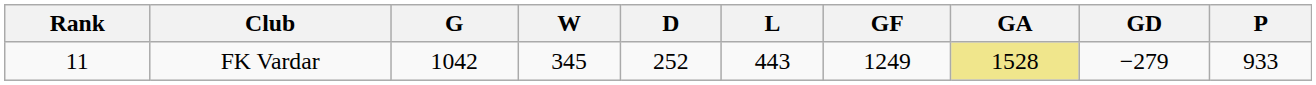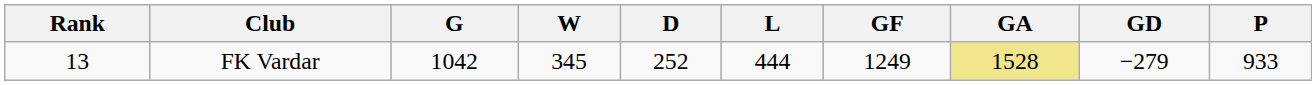(77, 60) 11 -> (77, 60) 13
(772, 60) 443 -> (772, 60) 444
